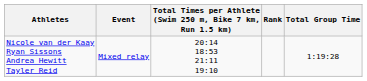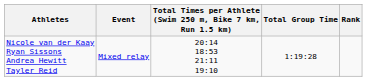columns swapped: (323, 20) <-> (273, 20)
